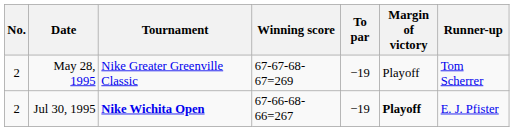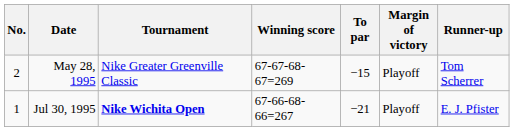(360, 73) −19 -> (360, 73) −15
(17, 108) 2 -> (17, 108) 1
(360, 108) −19 -> (360, 108) −21
(402, 108) bold -> (401, 108) normal
